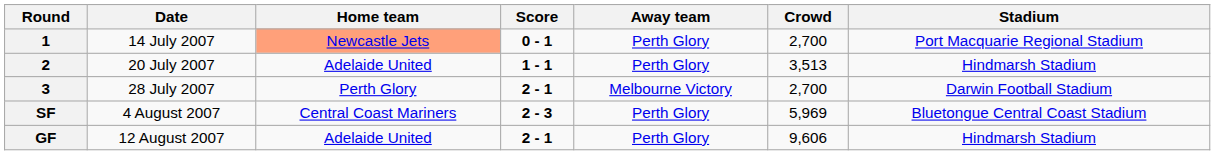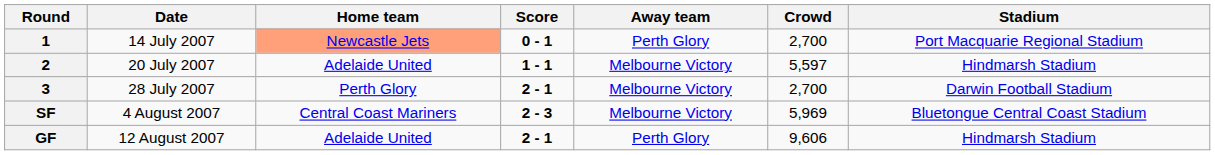(671, 65) Perth Glory -> (671, 65) Melbourne Victory
(808, 65) 3,513 -> (808, 65) 5,597
(671, 113) Perth Glory -> (671, 113) Melbourne Victory
